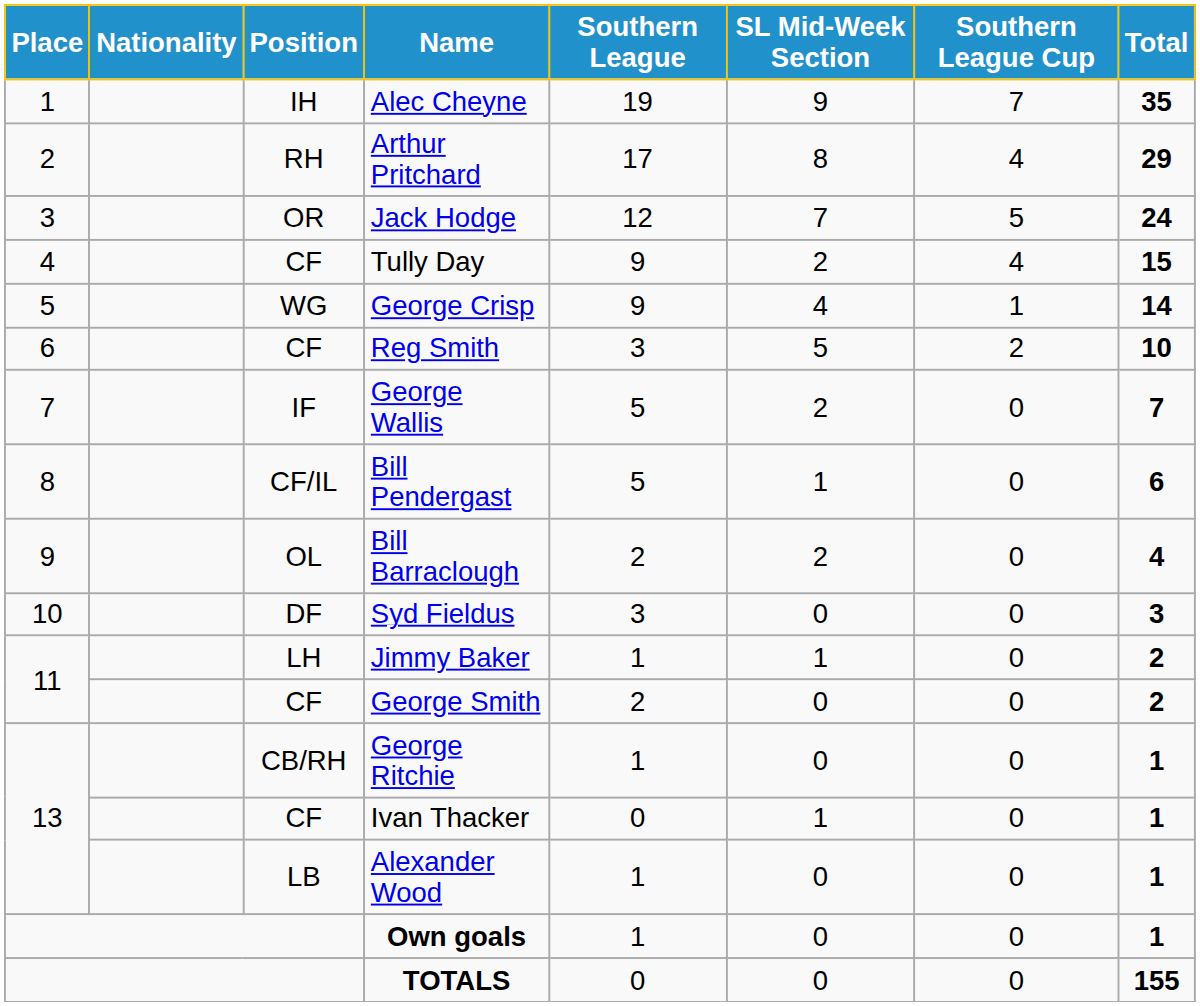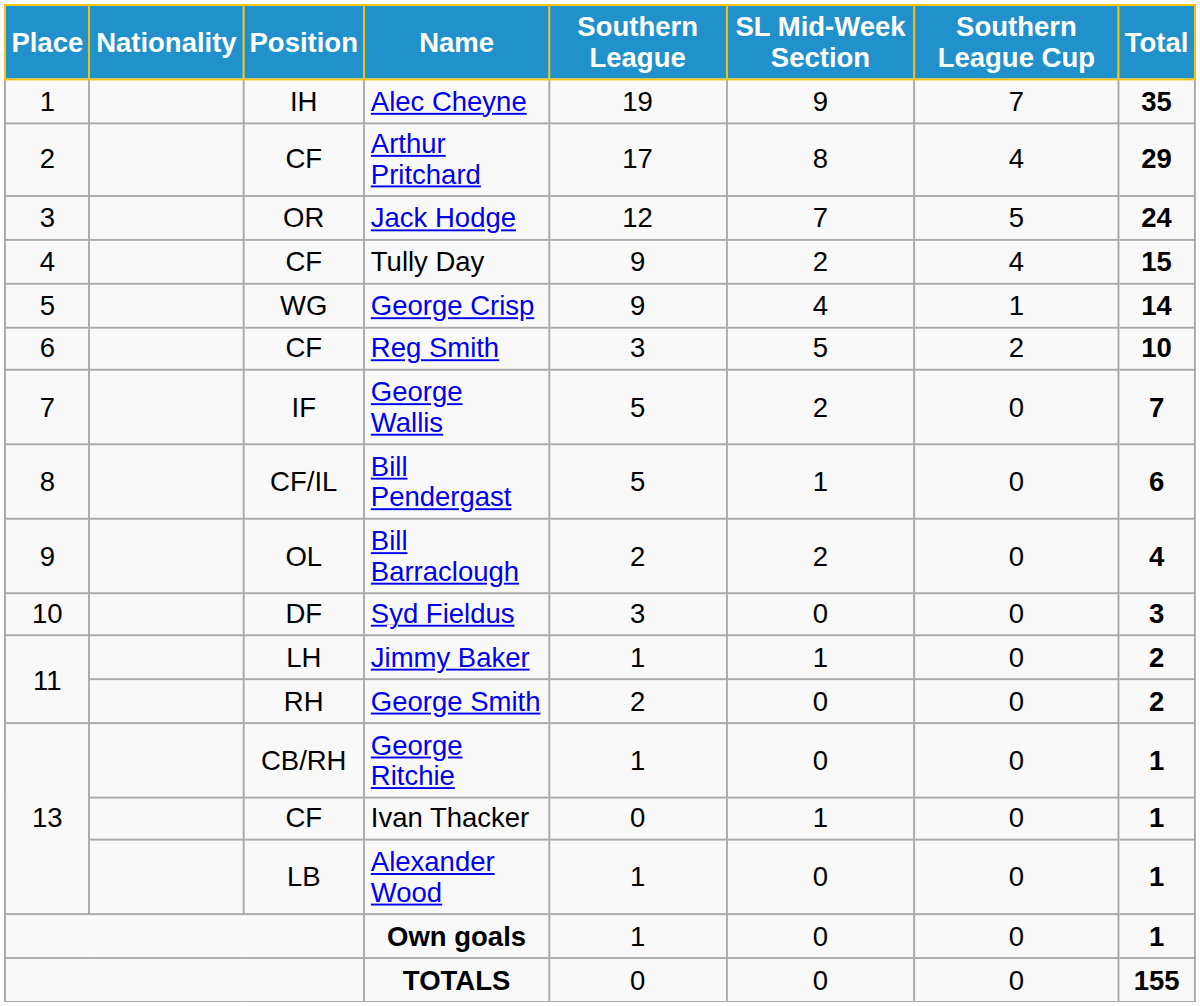(304, 160) RH -> (304, 160) CF
(304, 701) CF -> (304, 701) RH
